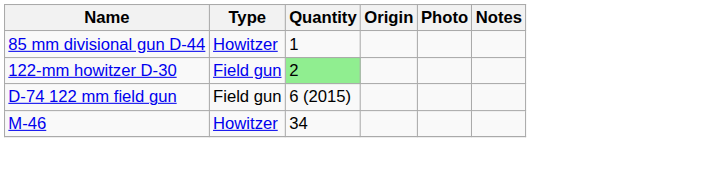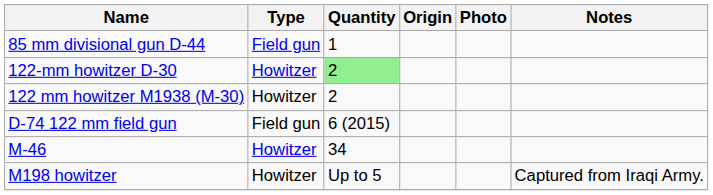(245, 44) Howitzer -> (286, 44) Field gun
(247, 70) Field gun -> (284, 70) Howitzer
+ row: (126, 96)
+ row: (62, 176)
